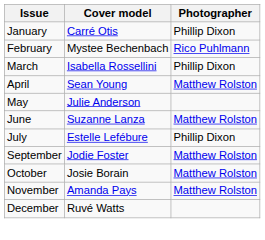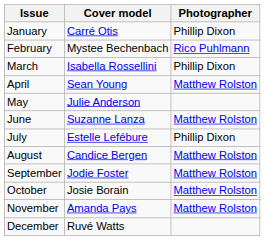+ row: (24, 155)
